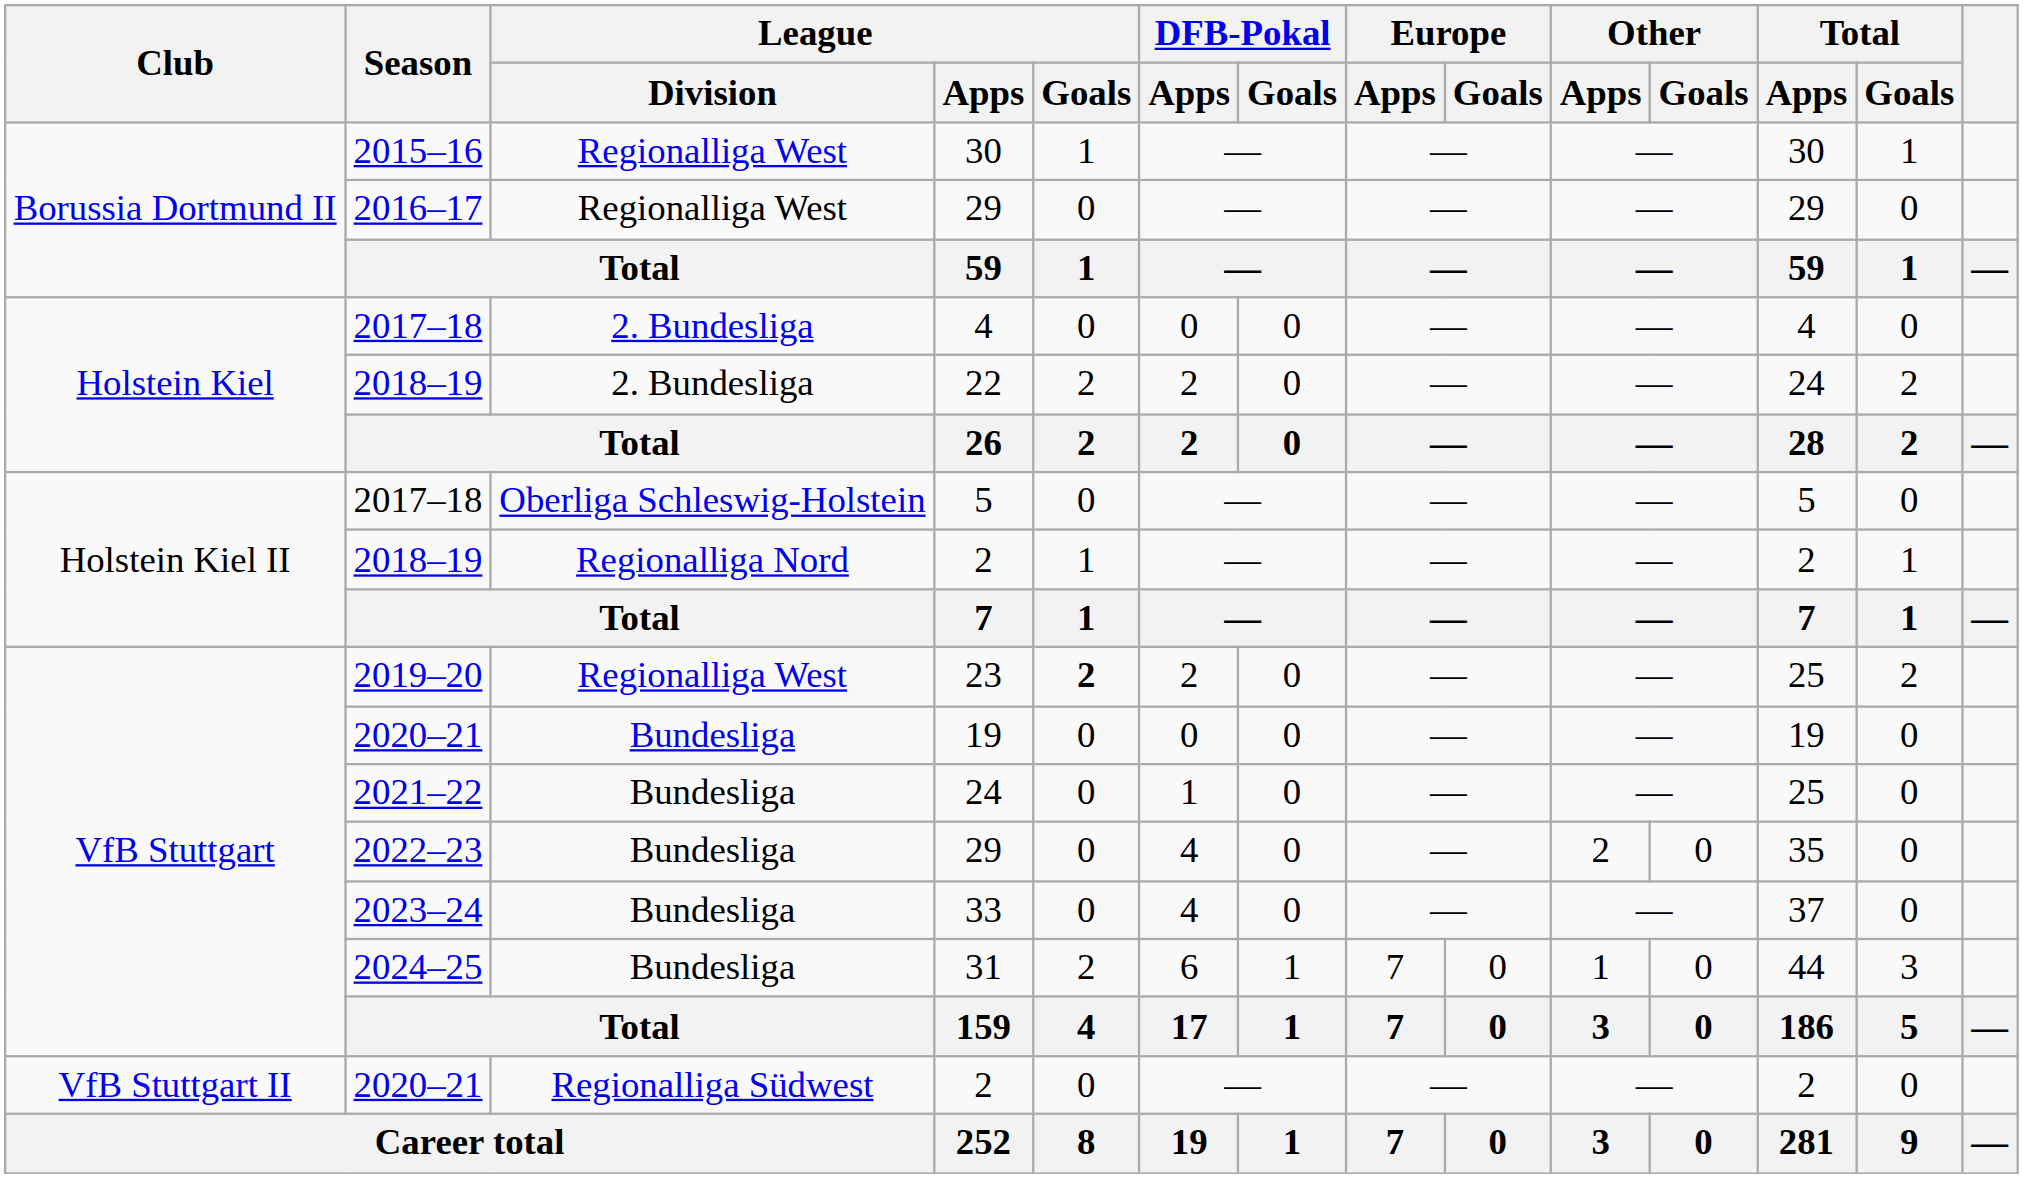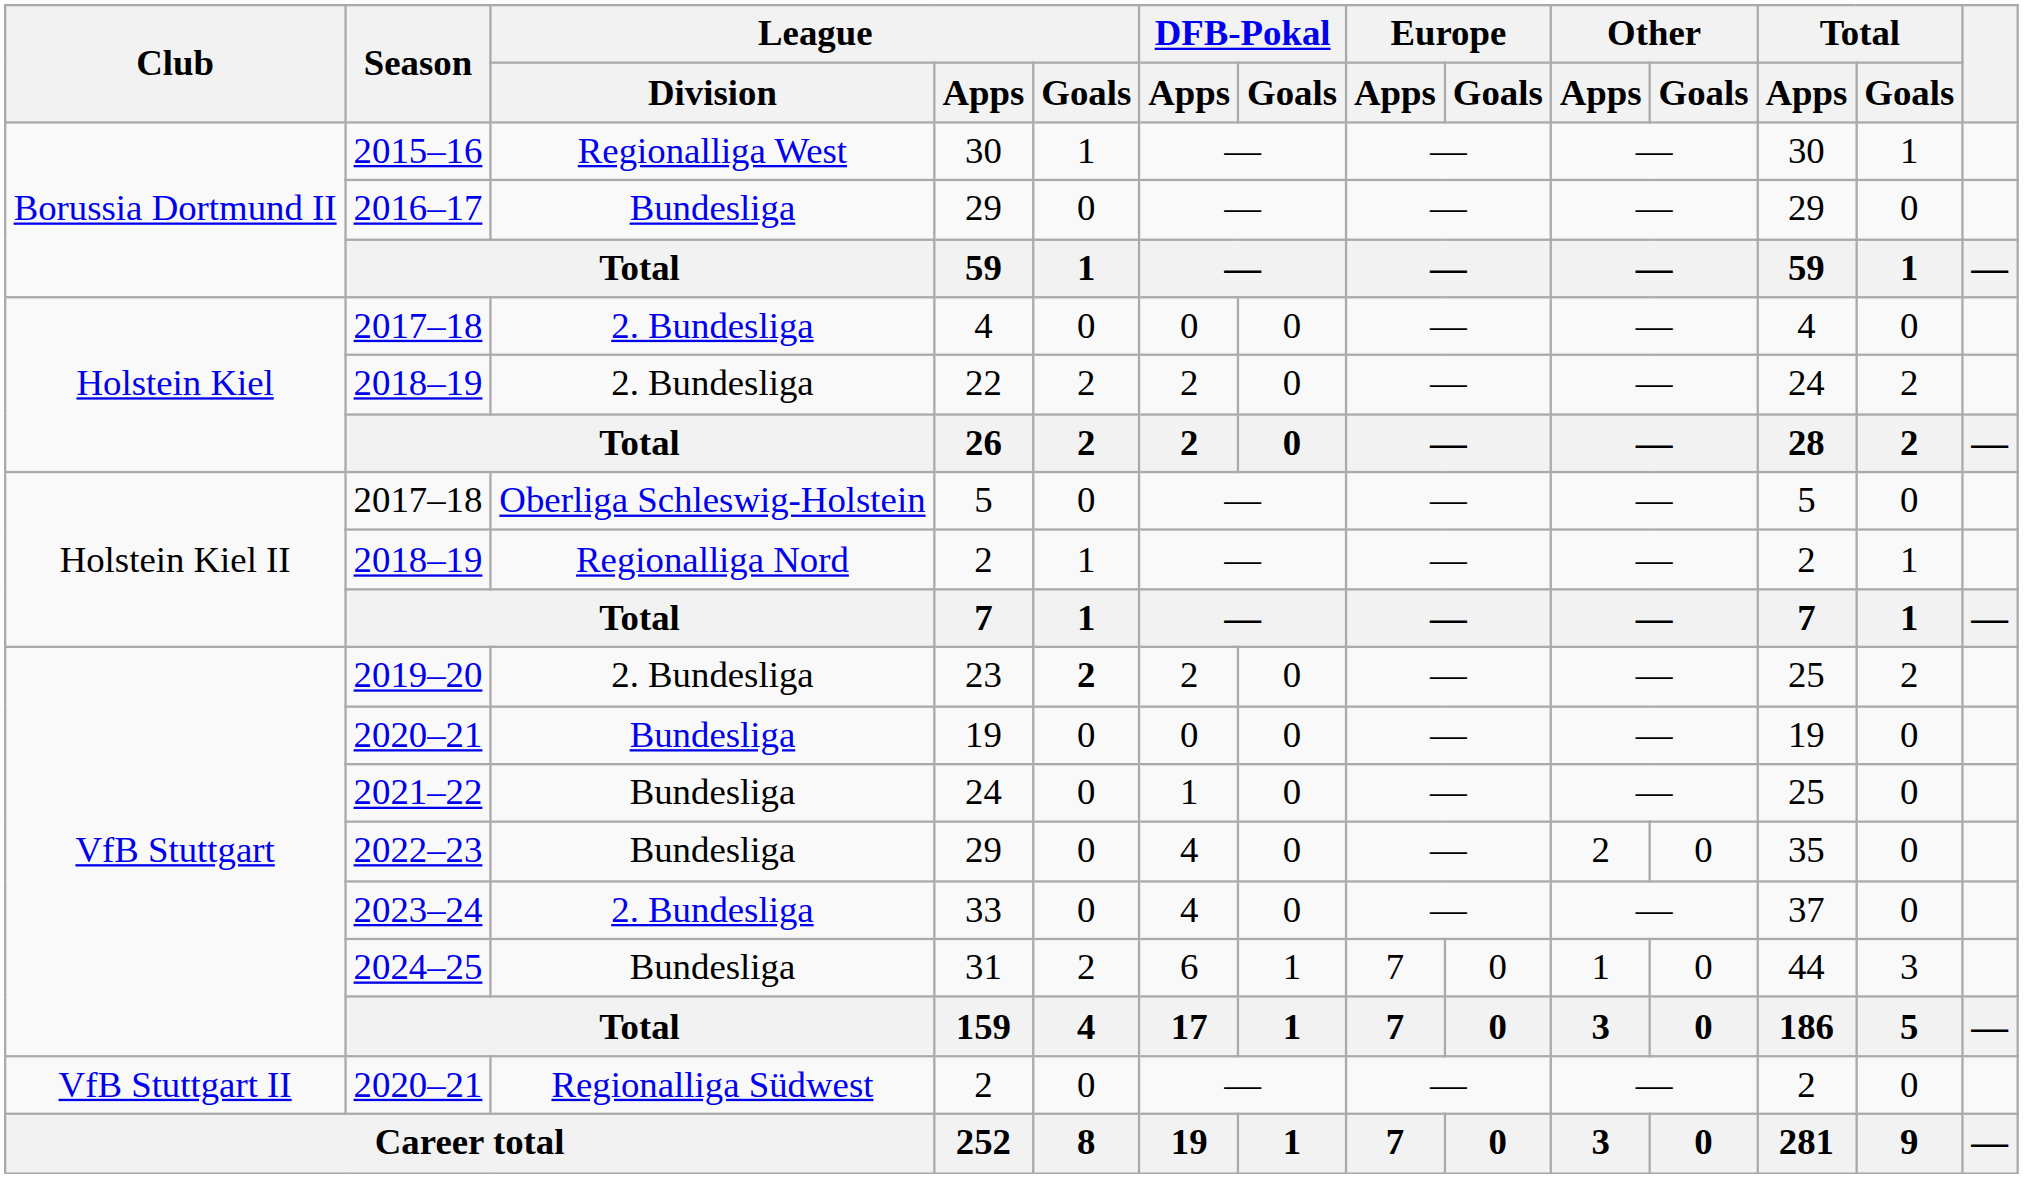(712, 208) Regionalliga West -> (712, 208) Bundesliga
(712, 675) Regionalliga West -> (712, 675) 2. Bundesliga
(712, 909) Bundesliga -> (712, 909) 2. Bundesliga
